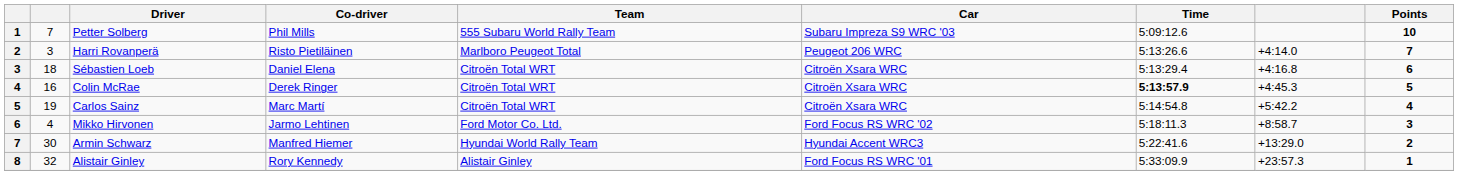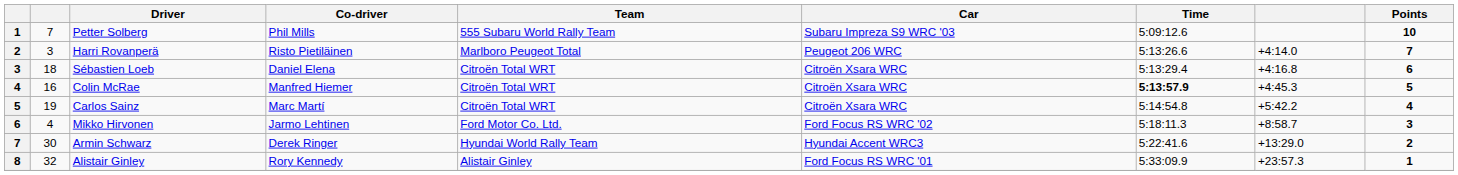(303, 87) Derek Ringer -> (311, 87) Manfred Hiemer
(311, 142) Manfred Hiemer -> (303, 142) Derek Ringer
